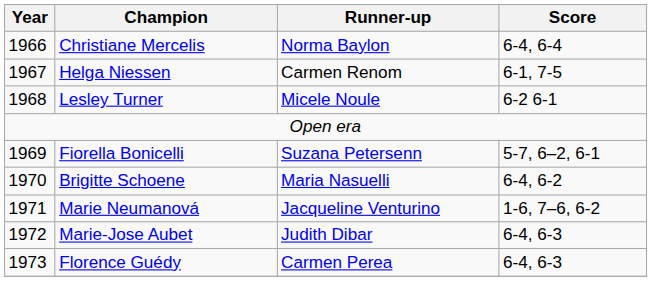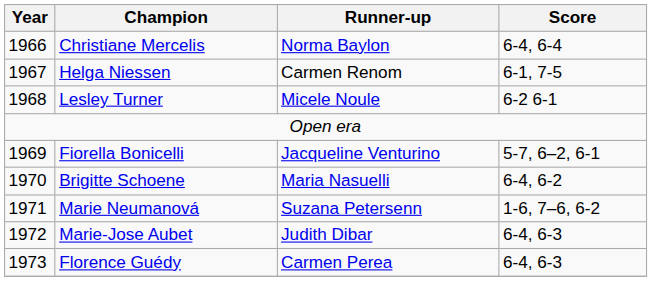(351, 153) Suzana Petersenn -> (361, 153) Jacqueline Venturino
(361, 208) Jacqueline Venturino -> (351, 208) Suzana Petersenn
